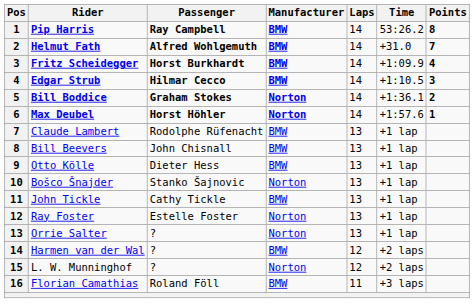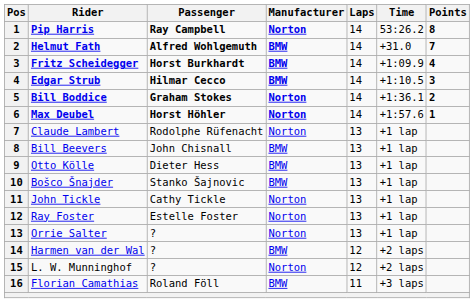(278, 30) BMW -> (287, 30) Norton
(278, 132) BMW -> (287, 132) Norton
(287, 183) Norton -> (278, 183) BMW
(278, 200) BMW -> (287, 200) Norton
